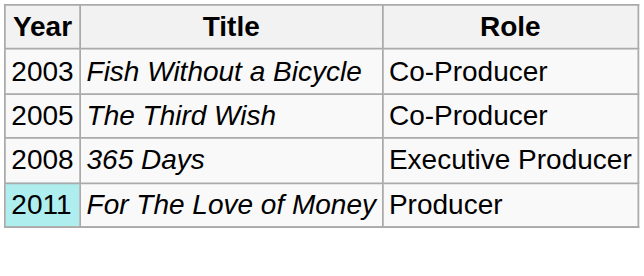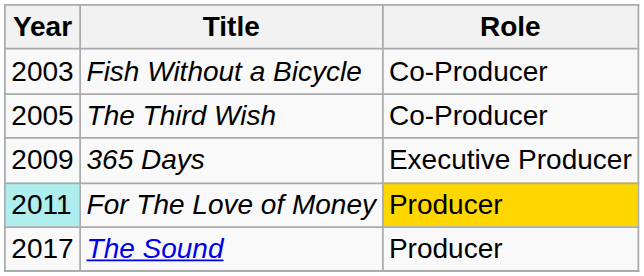(42, 159) 2008 -> (42, 159) 2009
(446, 204) no background -> (446, 204) gold background
+ row: (155, 248)
